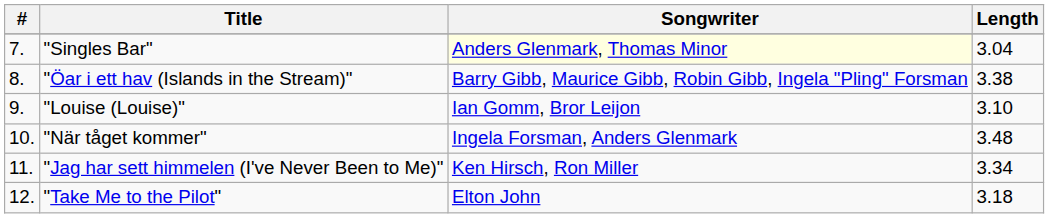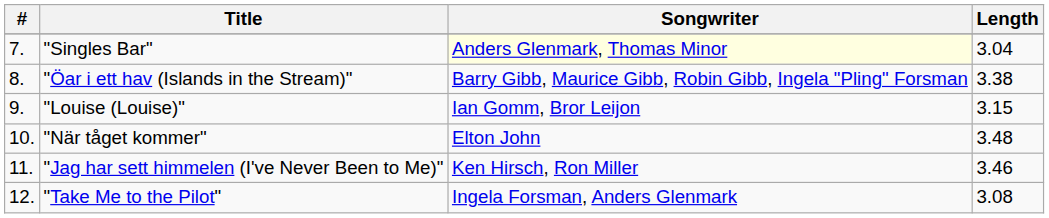(995, 108) 3.10 -> (995, 108) 3.15
(595, 138) Ingela Forsman, Anders Glenmark -> (496, 138) Elton John
(995, 167) 3.34 -> (995, 167) 3.46
(496, 197) Elton John -> (595, 197) Ingela Forsman, Anders Glenmark
(995, 197) 3.18 -> (995, 197) 3.08
